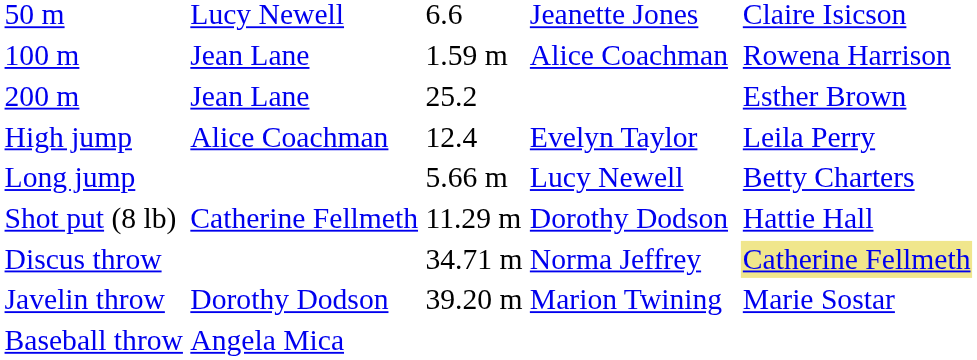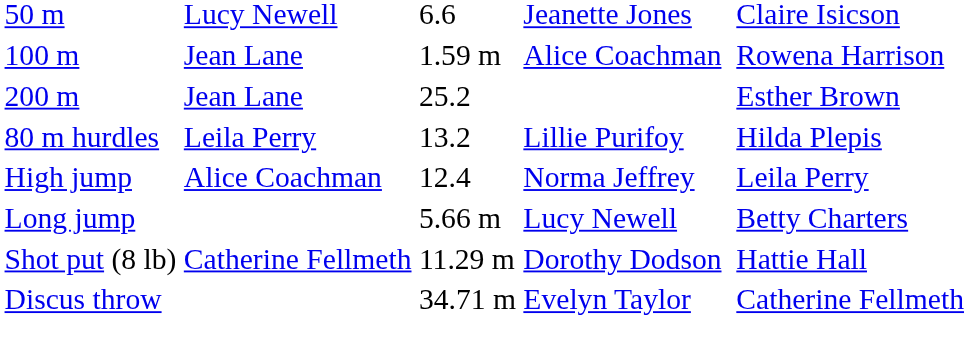+ row: (82, 136)
(614, 136) Evelyn Taylor -> (609, 177) Norma Jeffrey
(615, 258) Norma Jeffrey -> (607, 299) Evelyn Taylor
(857, 258) khaki background -> (850, 299) no background
- row: (85, 299)
- row: (94, 340)
